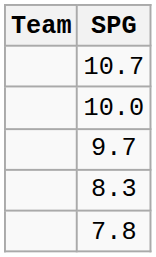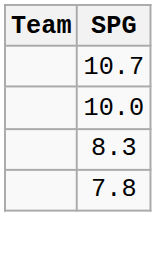- row: (114, 149)
